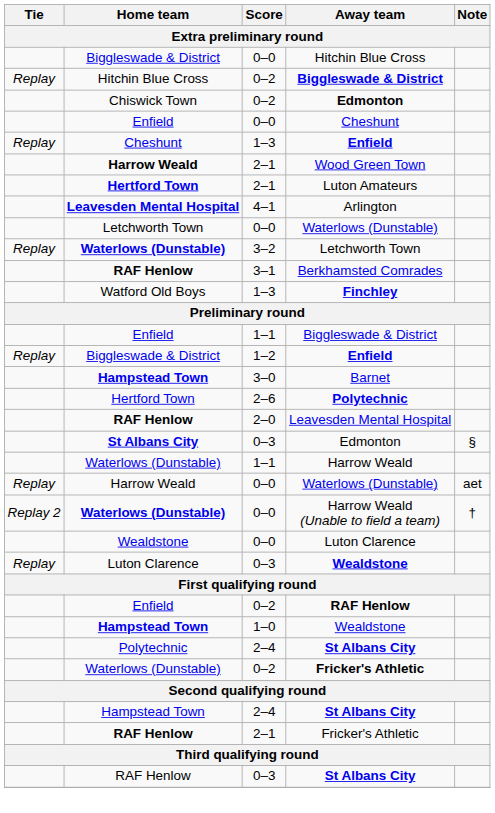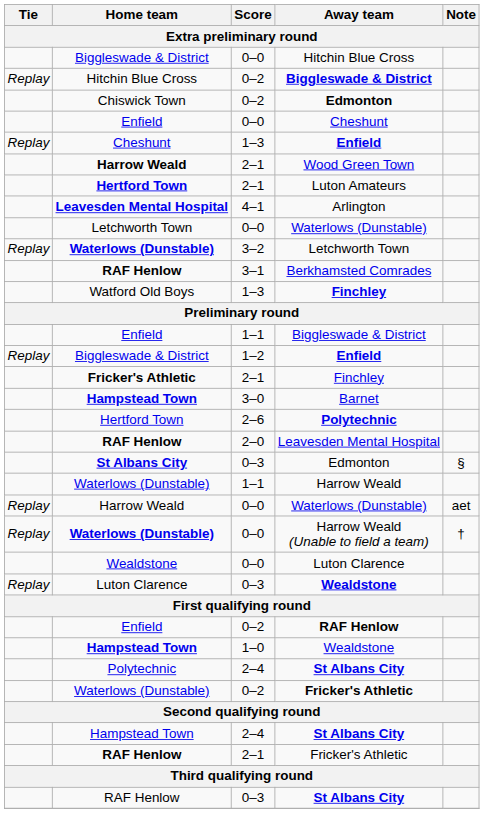+ row: (142, 377)
(34, 512) Replay 2 -> (28, 534) Replay
